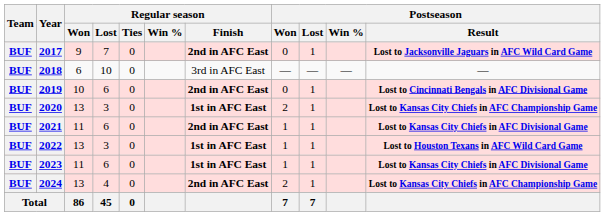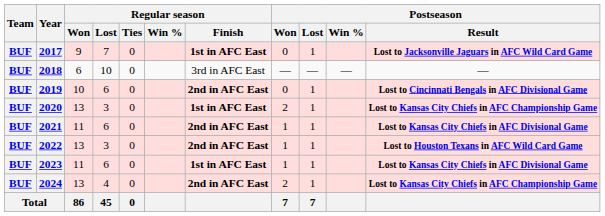(228, 51) 2nd in AFC East -> (228, 51) 1st in AFC East
(228, 145) 1st in AFC East -> (228, 145) 2nd in AFC East
